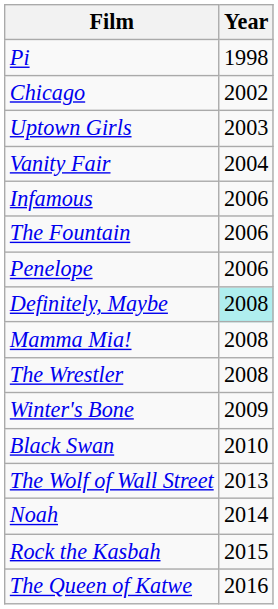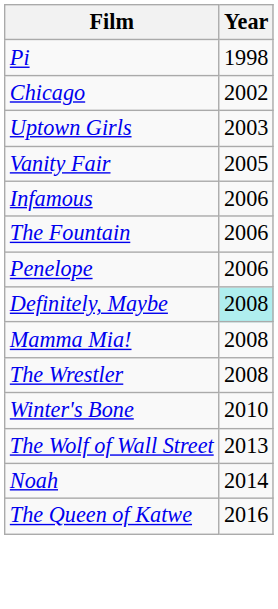(246, 163) 2004 -> (246, 163) 2005
(246, 410) 2009 -> (246, 410) 2010
- row: (62, 445)
- row: (85, 551)
